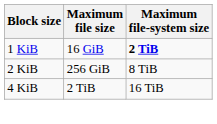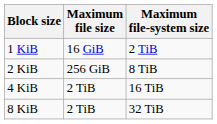(144, 48) bold -> (143, 48) normal
+ row: (23, 108)
